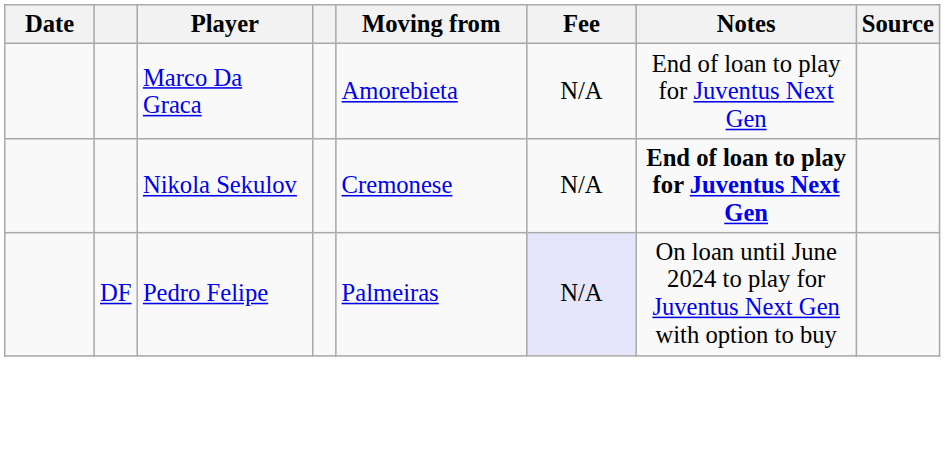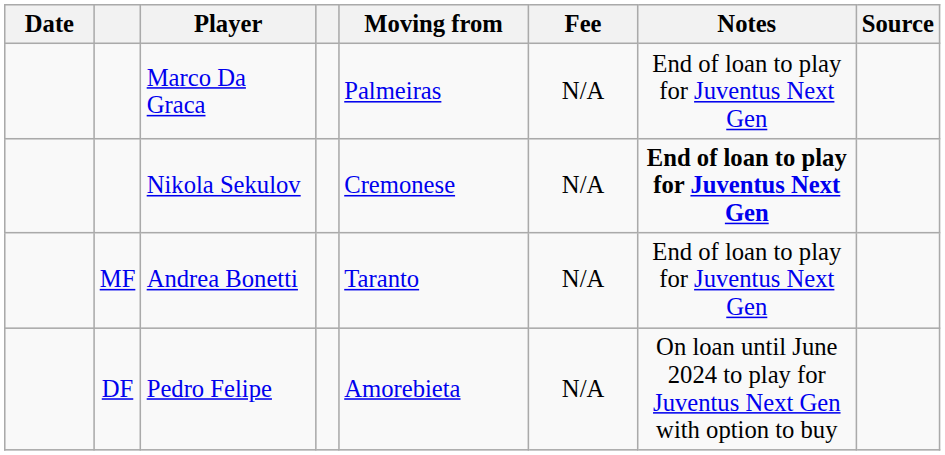(400, 90) Amorebieta -> (393, 90) Palmeiras
+ row: (222, 279)
(390, 293) Palmeiras -> (402, 388) Amorebieta
(581, 293) lavender background -> (583, 388) no background
